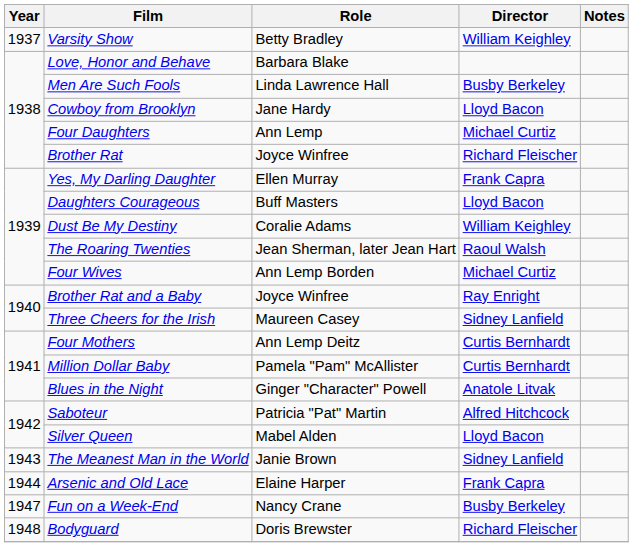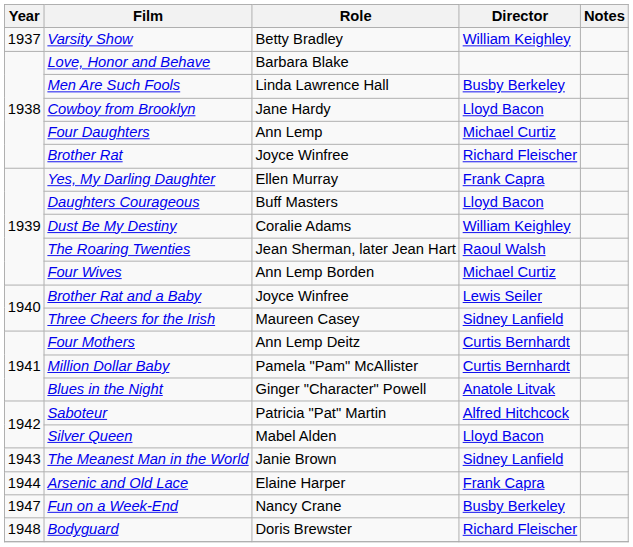(501, 296) Ray Enright -> (502, 296) Lewis Seiler
